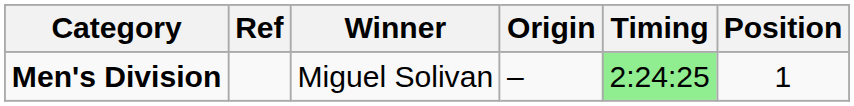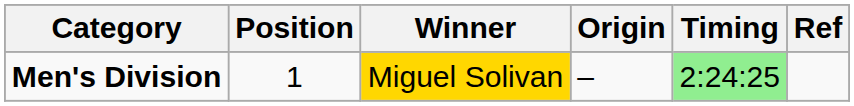columns swapped: (783, 28) <-> (259, 28)
(395, 76) no background -> (465, 76) gold background
